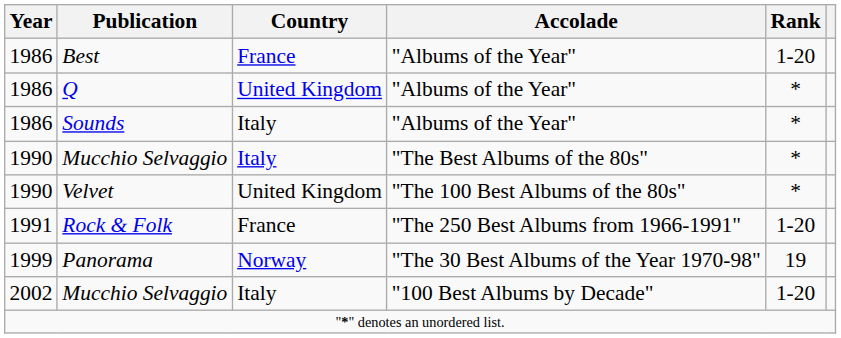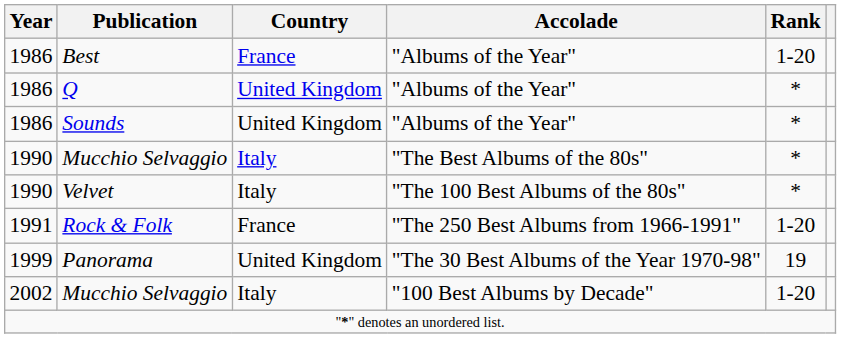(257, 123) Italy -> (310, 123) United Kingdom
(310, 191) United Kingdom -> (257, 191) Italy
(272, 259) Norway -> (310, 259) United Kingdom
